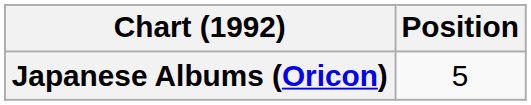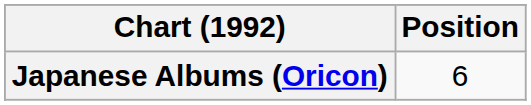(460, 75) 5 -> (460, 75) 6
